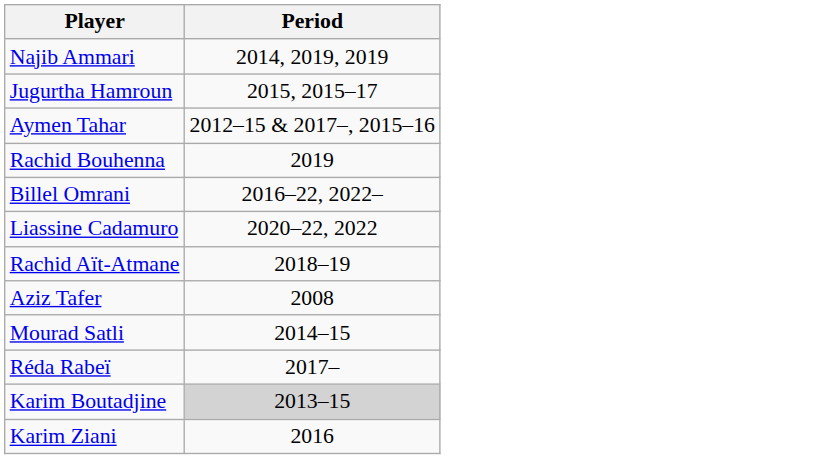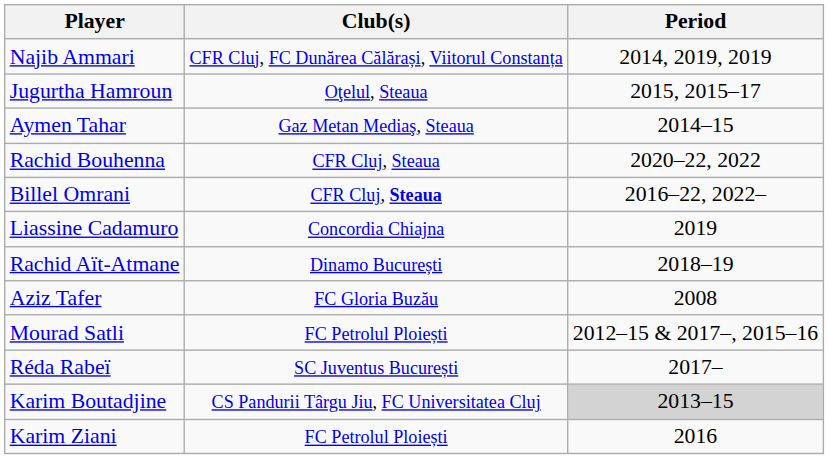+ column: (376, 21)
(312, 125) 2012–15 & 2017–, 2015–16 -> (695, 125) 2014–15
(312, 159) 2019 -> (695, 159) 2020–22, 2022
(312, 228) 2020–22, 2022 -> (695, 228) 2019
(312, 332) 2014–15 -> (695, 332) 2012–15 & 2017–, 2015–16
